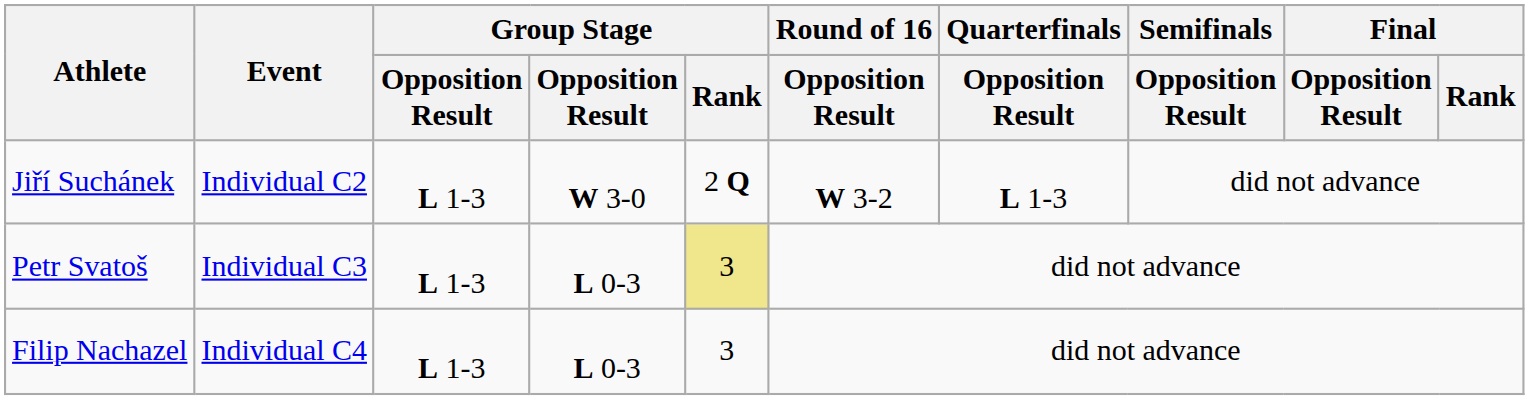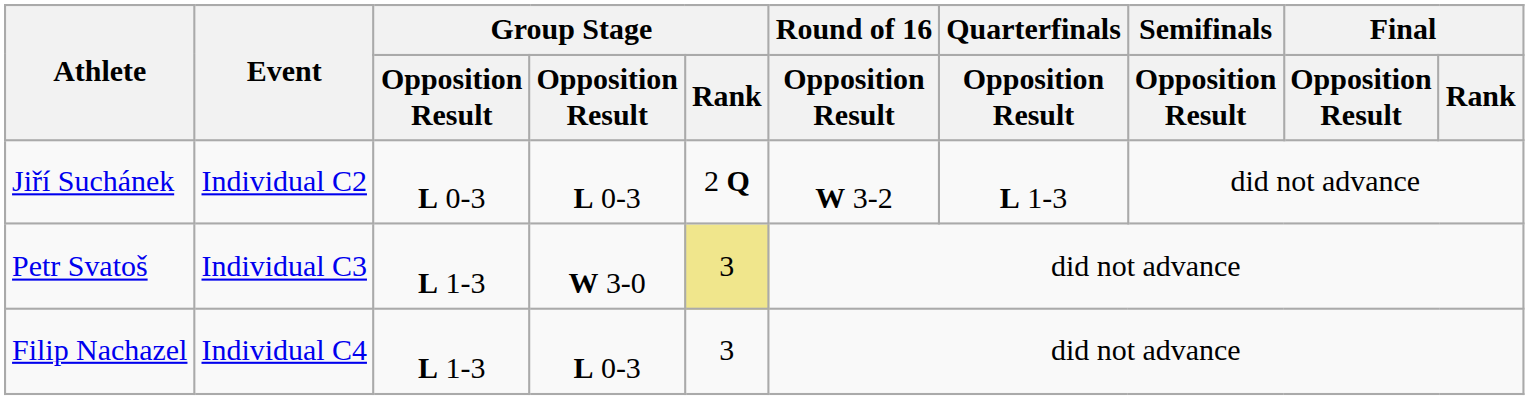(452, 199) L 1-3 -> (452, 199) L 0-3
(607, 199) W 3-0 -> (607, 199) L 0-3
(607, 283) L 0-3 -> (607, 283) W 3-0
